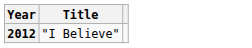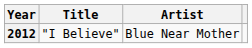+ column: (182, 14)
